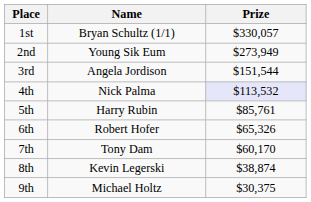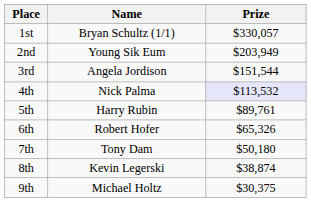(256, 52) $273,949 -> (256, 52) $203,949
(256, 110) $85,761 -> (256, 110) $89,761
(256, 149) $60,170 -> (256, 149) $50,180
